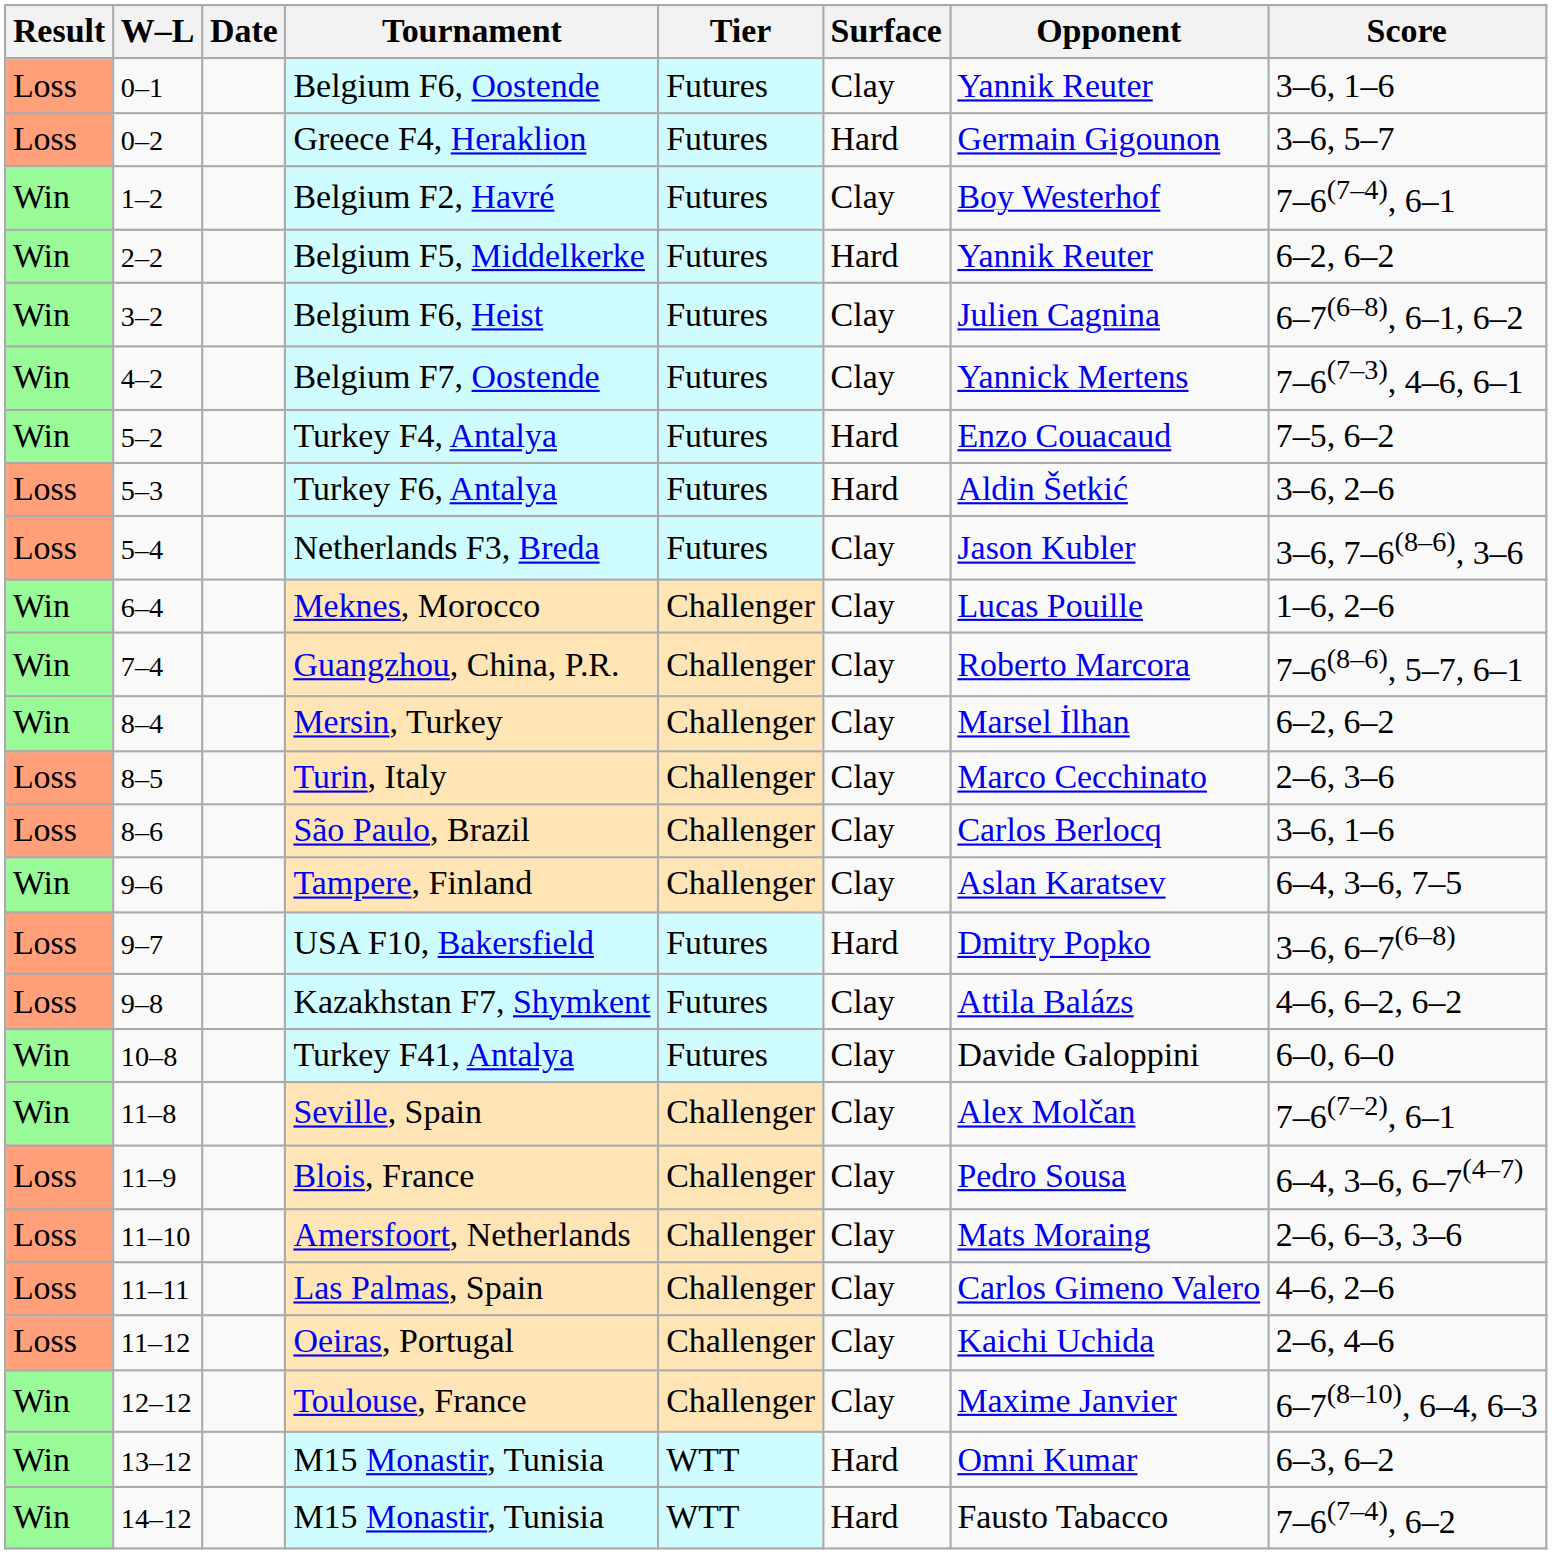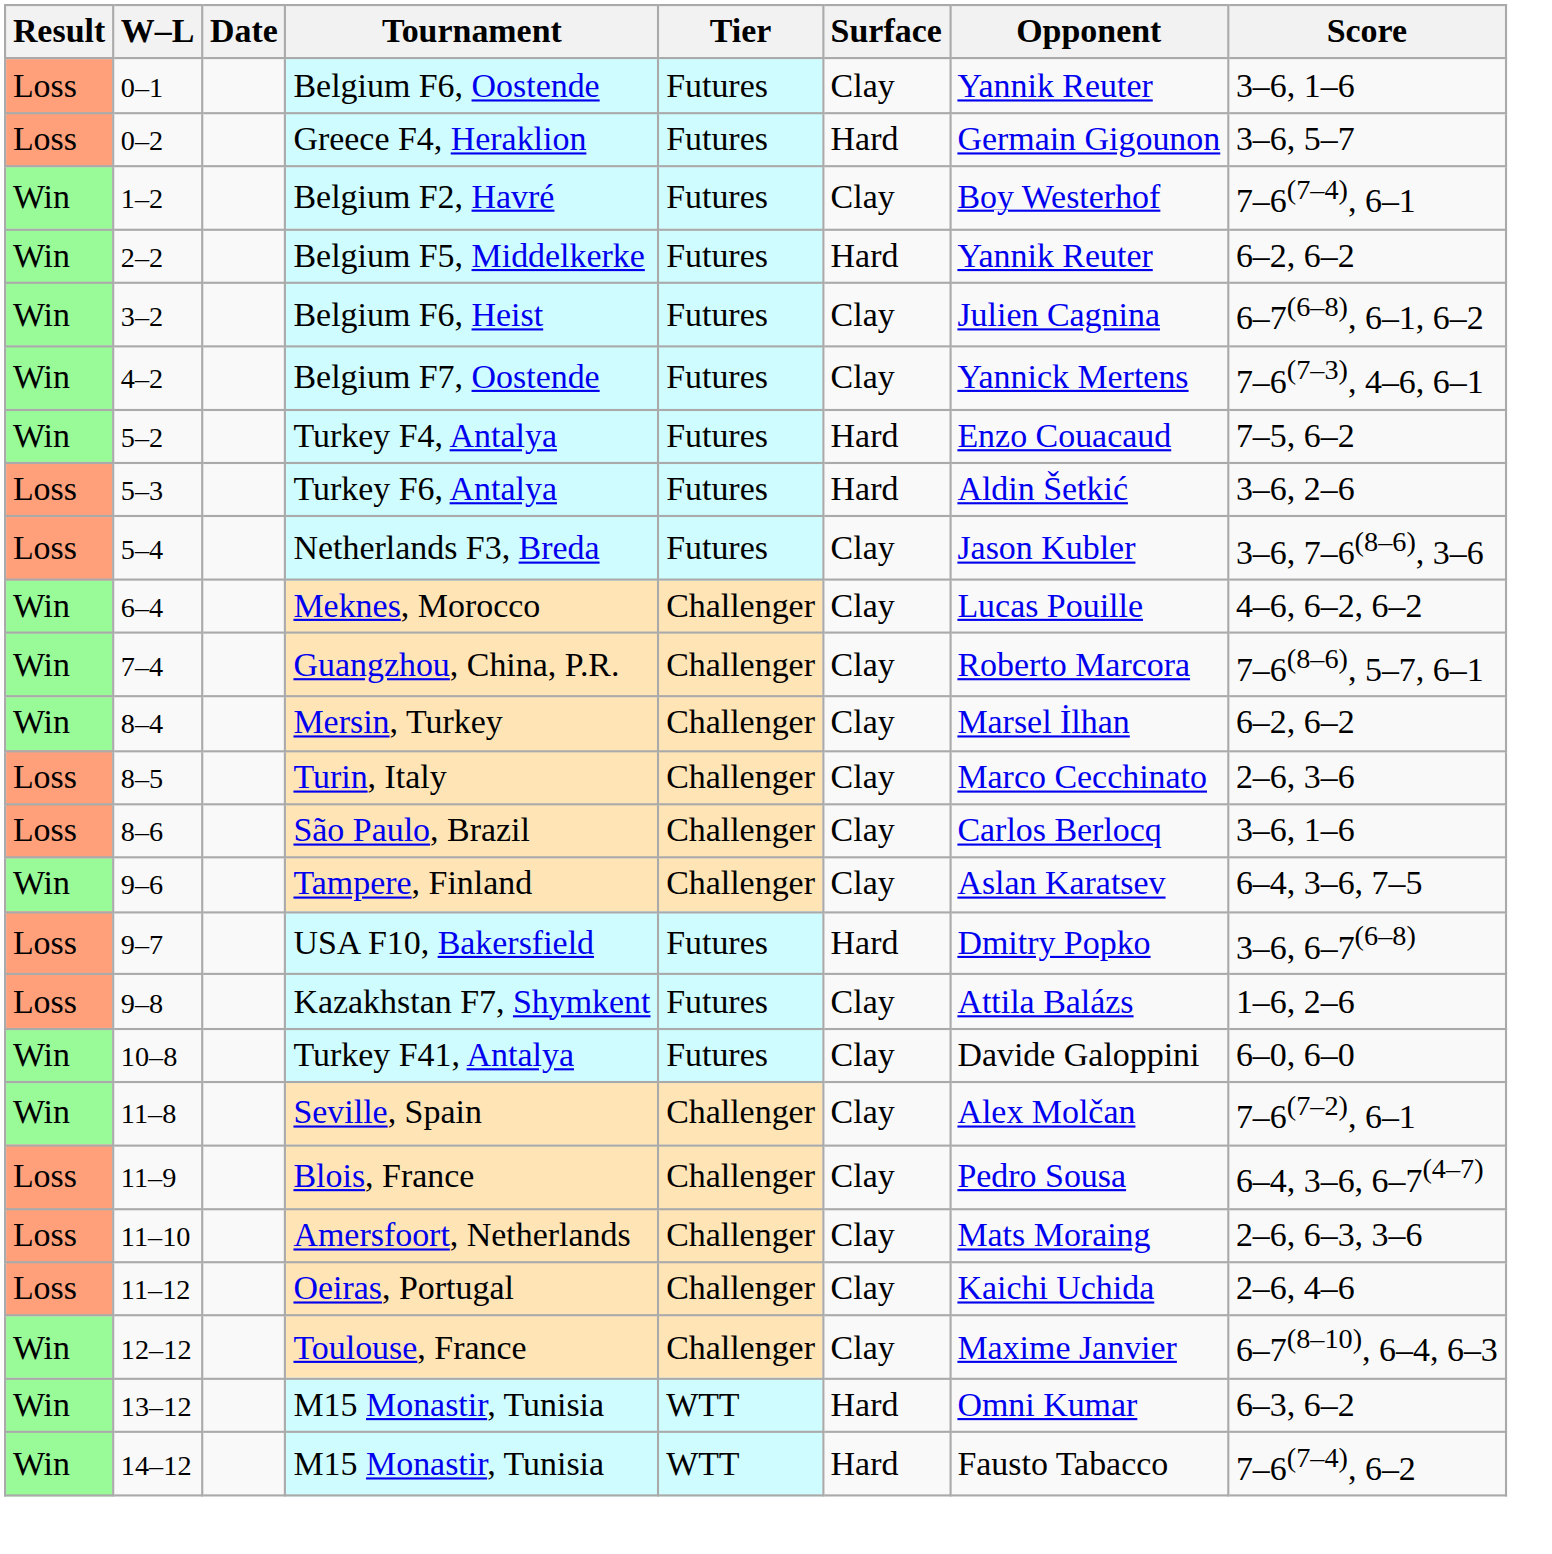(1335, 606) 1–6, 2–6 -> (1329, 606) 4–6, 6–2, 6–2
(1369, 1000) 4–6, 6–2, 6–2 -> (1295, 1000) 1–6, 2–6
- row: (155, 1290)
